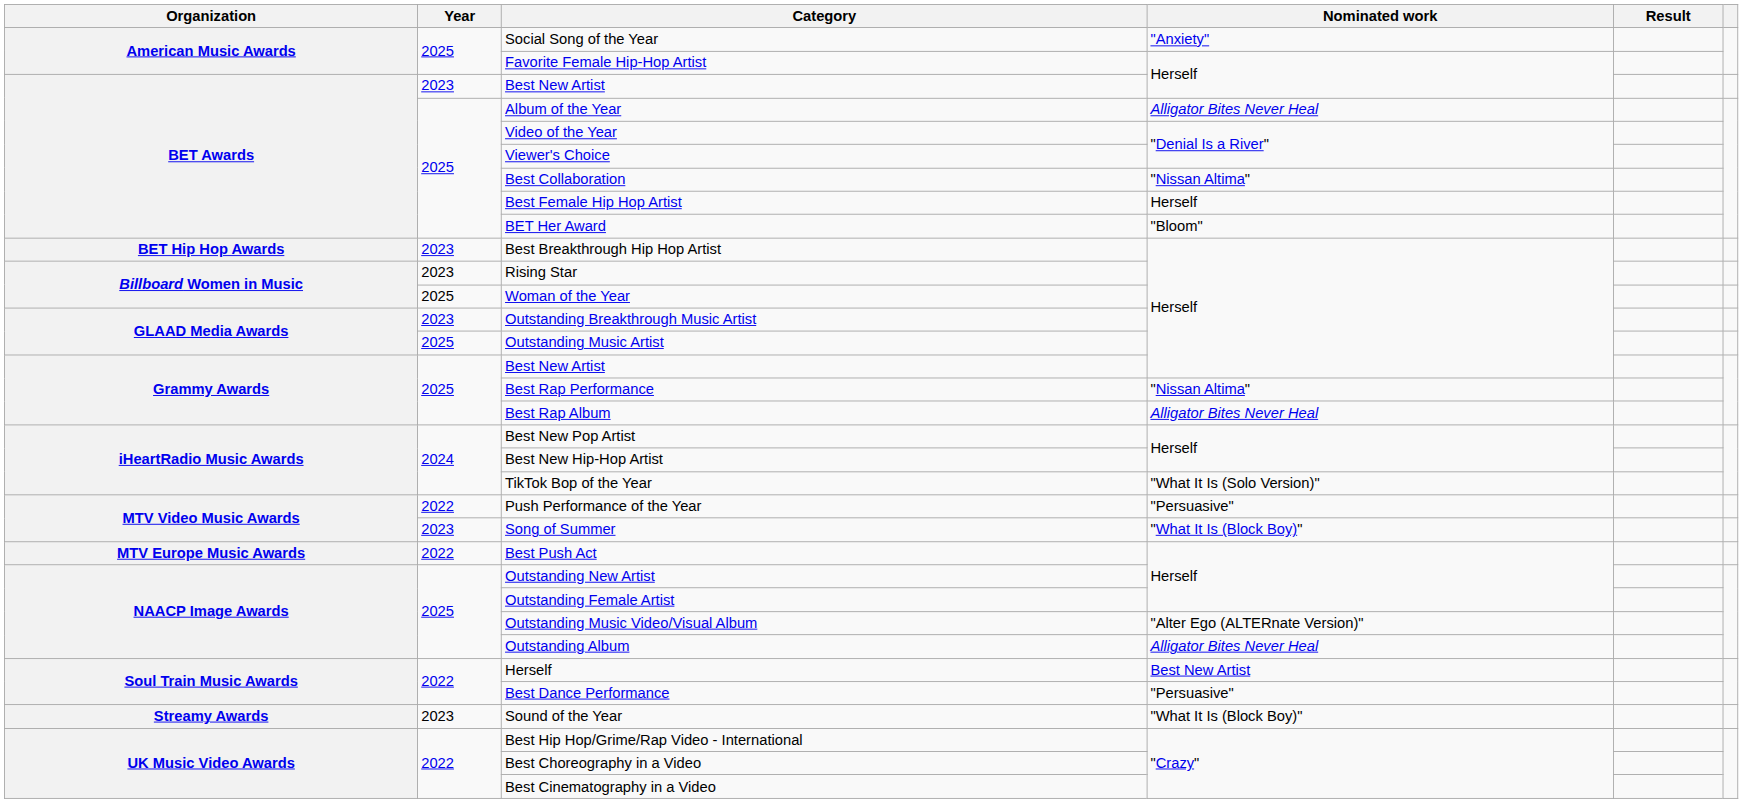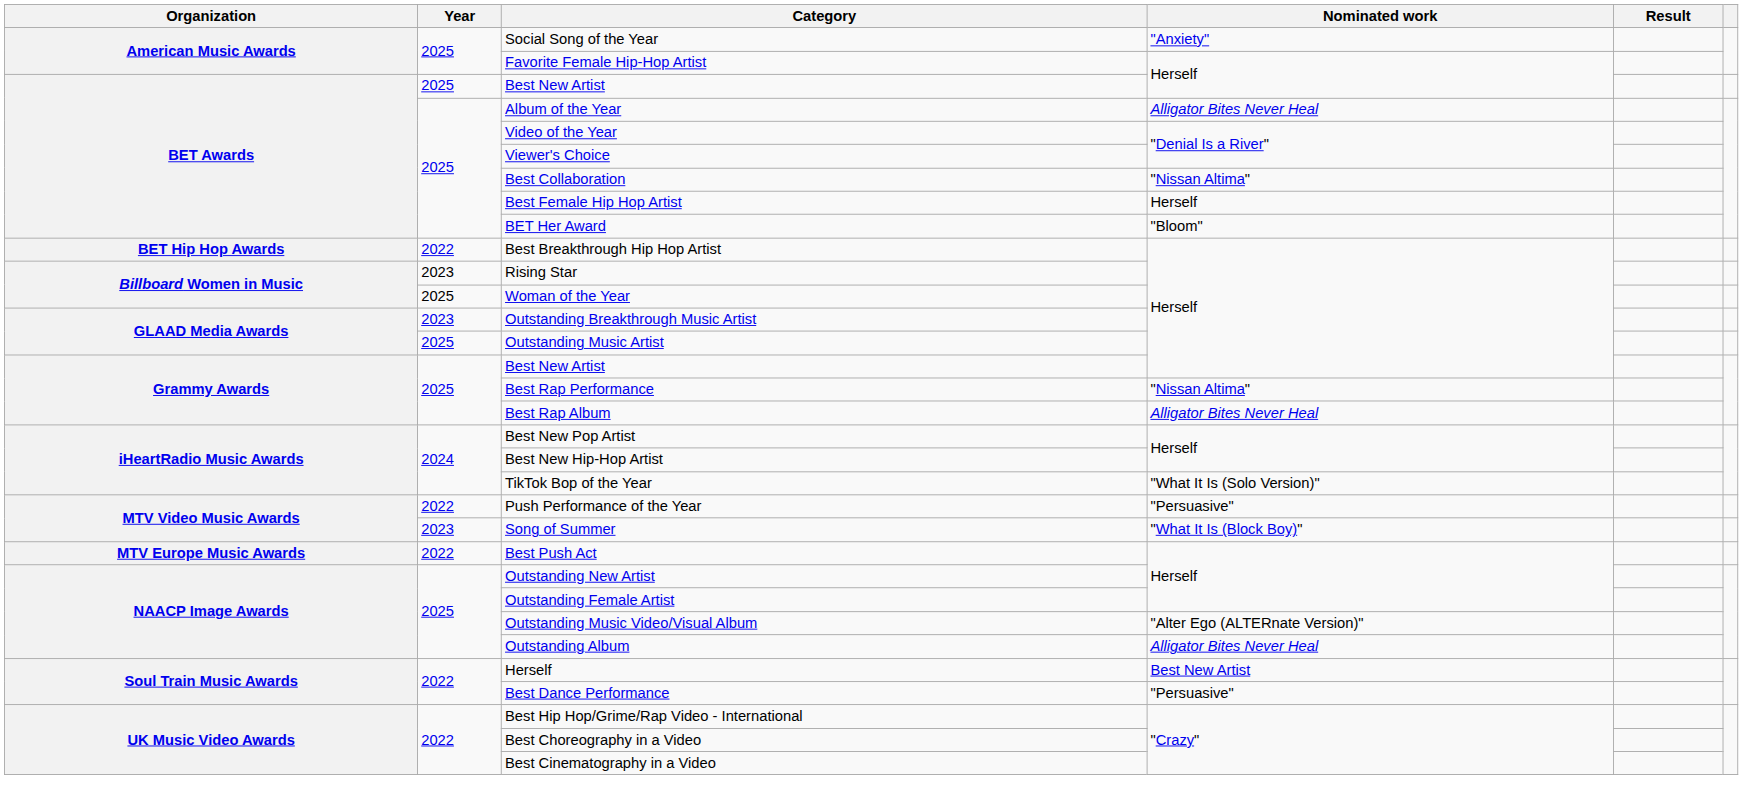(438, 86) 2023 -> (438, 86) 2025
(438, 249) 2023 -> (438, 249) 2022
- row: (211, 716)
